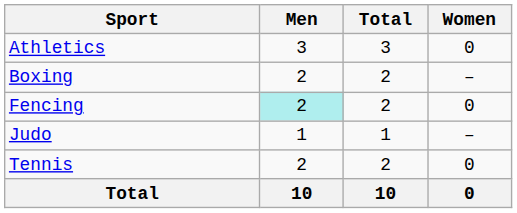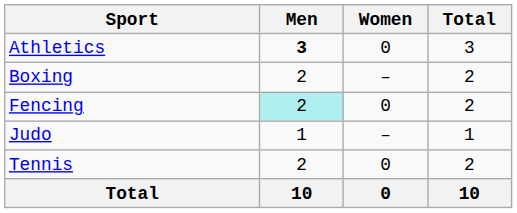columns swapped: (469, 19) <-> (385, 19)
(302, 48) normal -> (302, 48) bold
